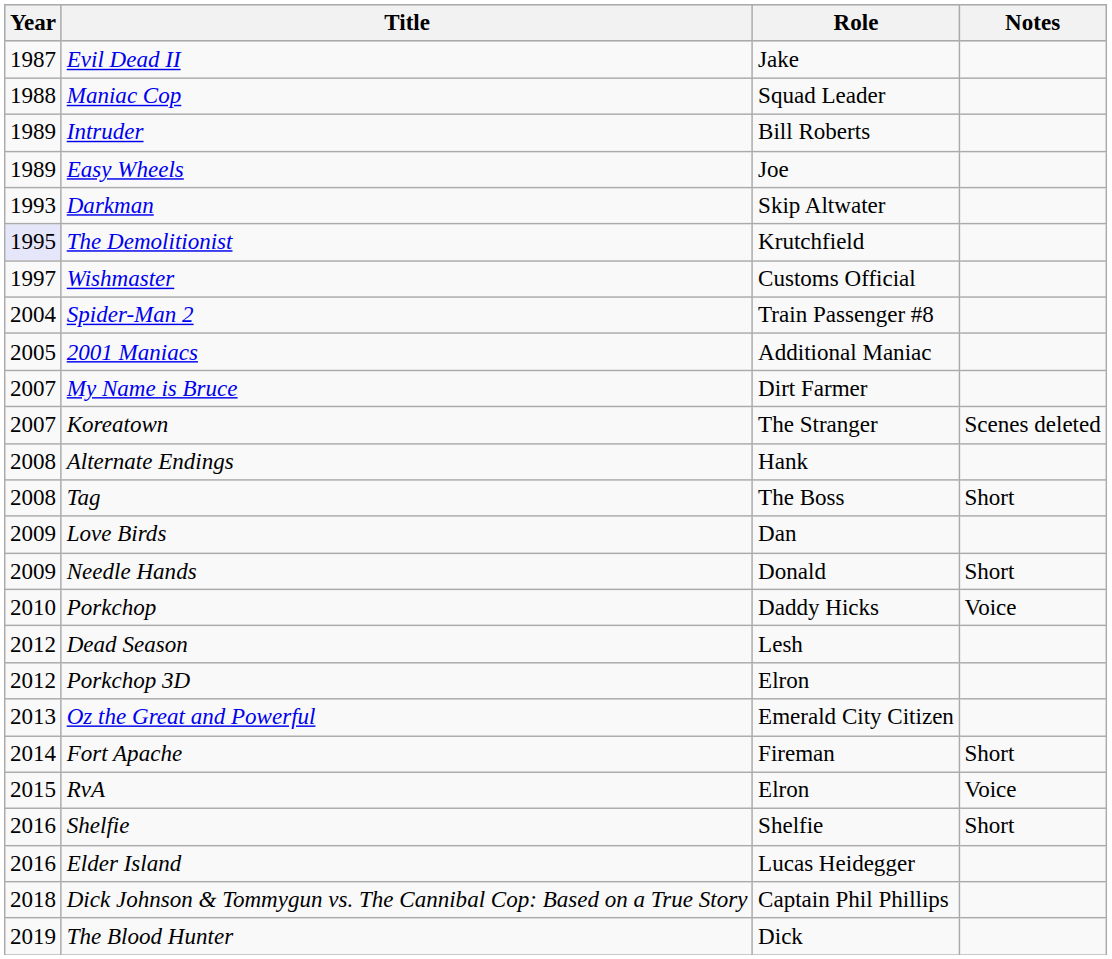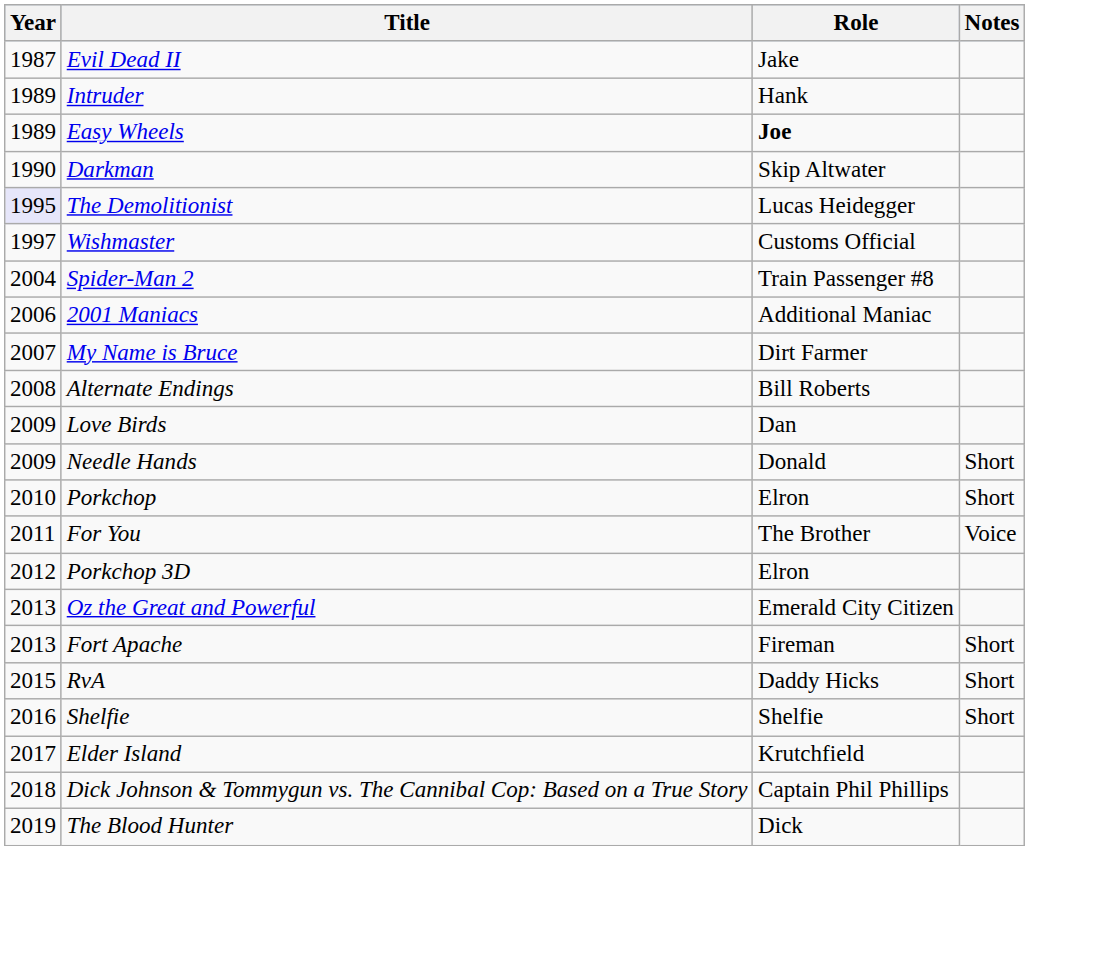- row: (124, 95)
(814, 132) Bill Roberts -> (783, 95) Hank
(773, 168) normal -> (775, 132) bold
(33, 205) 1993 -> (33, 168) 1990
(811, 242) Krutchfield -> (836, 205) Lucas Heidegger
(33, 351) 2005 -> (33, 315) 2006
- row: (118, 424)
(783, 461) Hank -> (814, 388) Bill Roberts
- row: (84, 497)
(819, 607) Daddy Hicks -> (784, 497) Elron
(991, 607) Voice -> (989, 497) Short
+ row: (104, 534)
- row: (127, 643)
(33, 753) 2014 -> (33, 643) 2013
(784, 790) Elron -> (819, 680) Daddy Hicks
(991, 790) Voice -> (989, 680) Short
(33, 863) 2016 -> (33, 753) 2017
(836, 863) Lucas Heidegger -> (811, 753) Krutchfield
